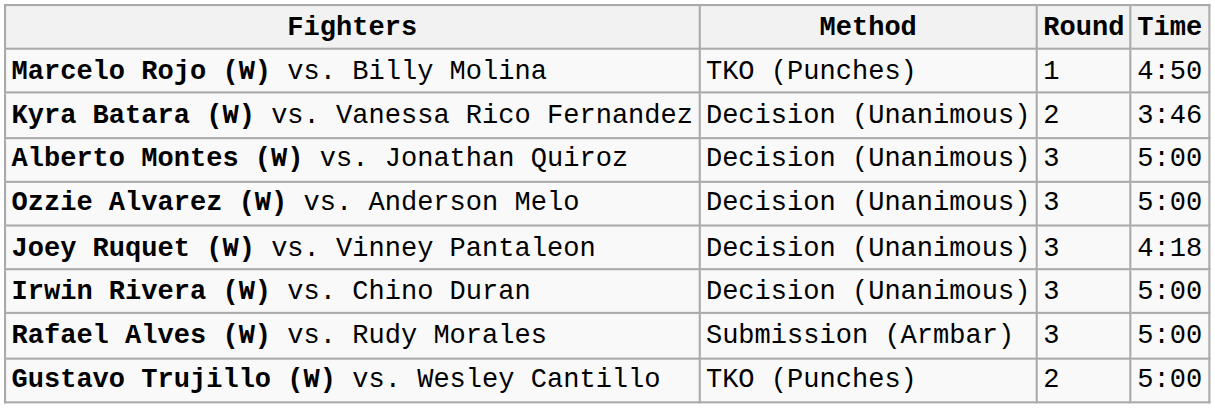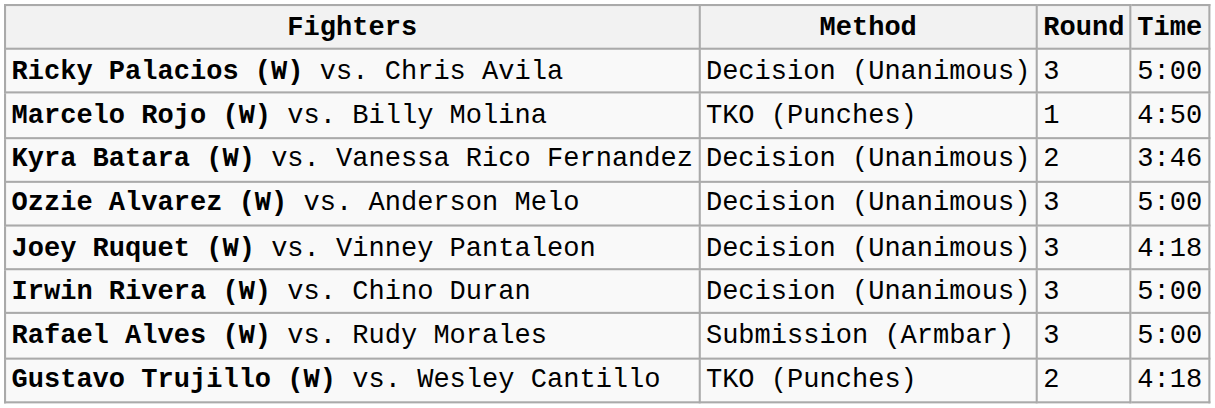+ row: (287, 71)
- row: (320, 159)
(1170, 380) 5:00 -> (1170, 380) 4:18
